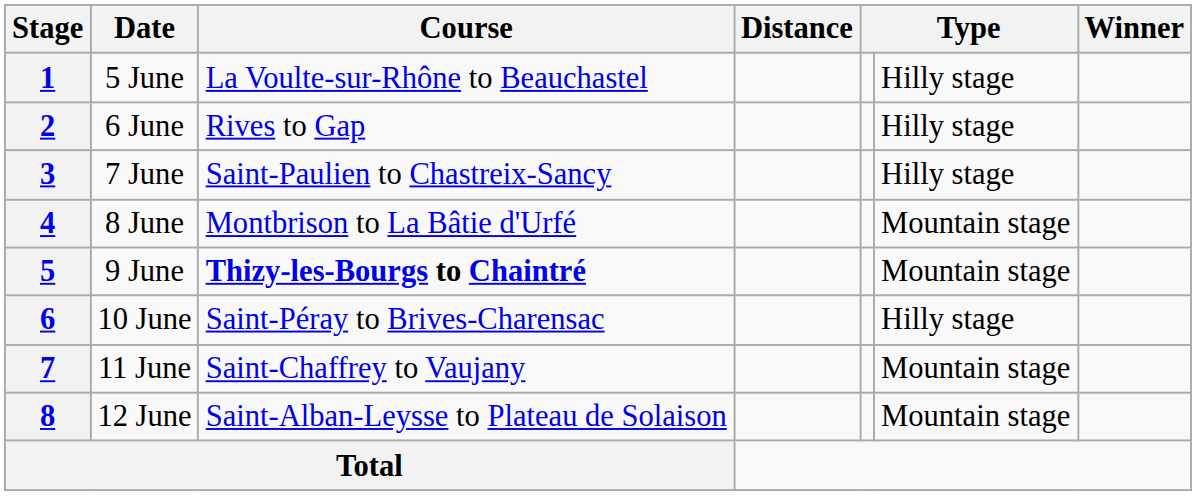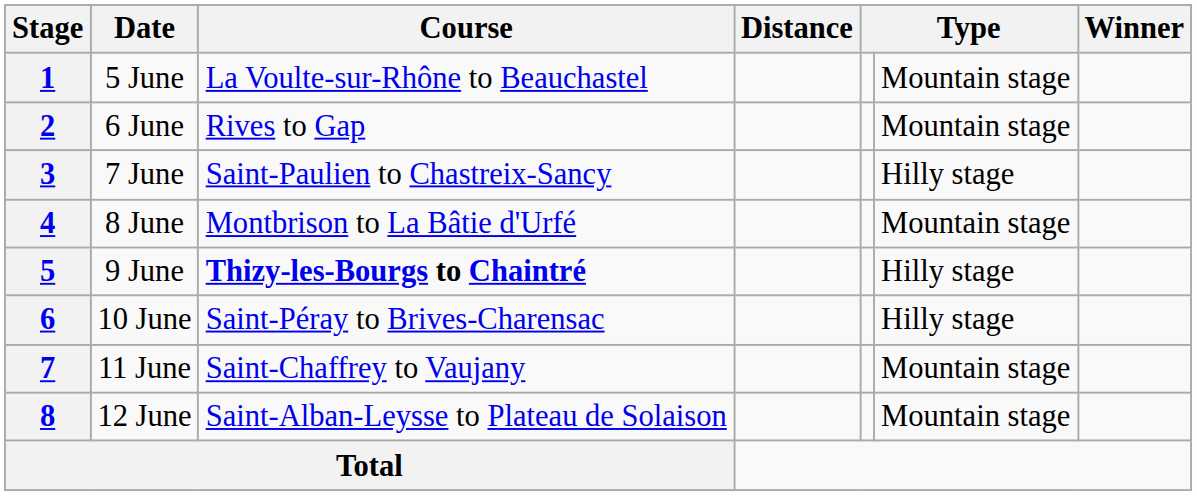(948, 77) Hilly stage -> (976, 77) Mountain stage
(948, 125) Hilly stage -> (976, 125) Mountain stage
(976, 271) Mountain stage -> (948, 271) Hilly stage
